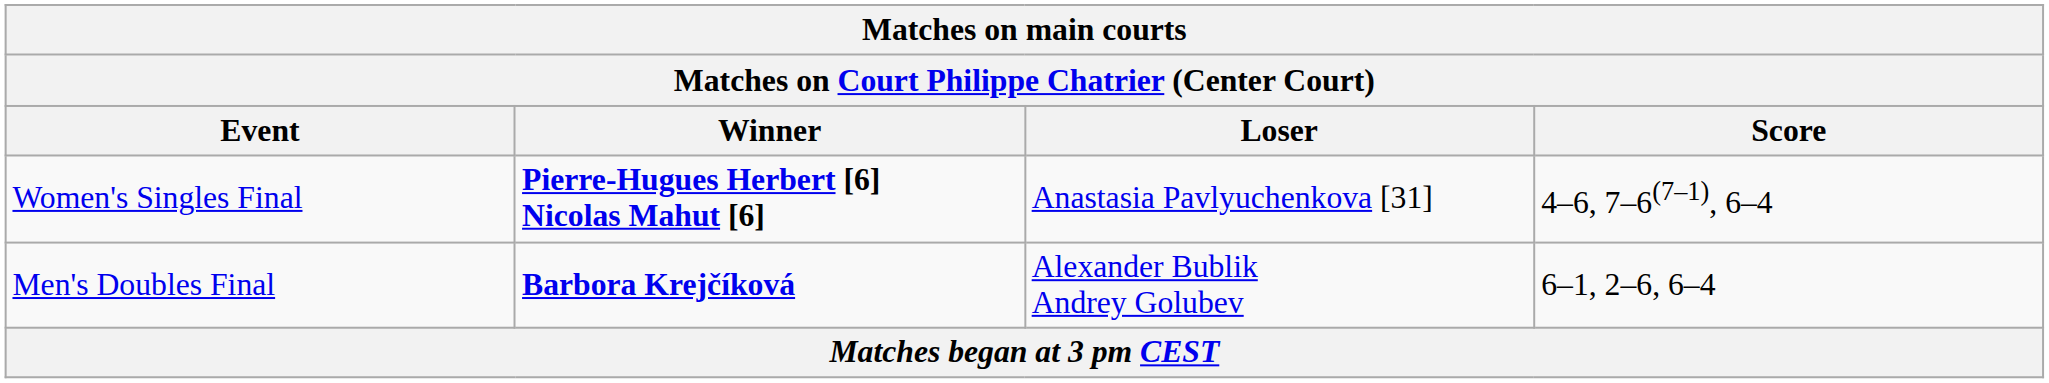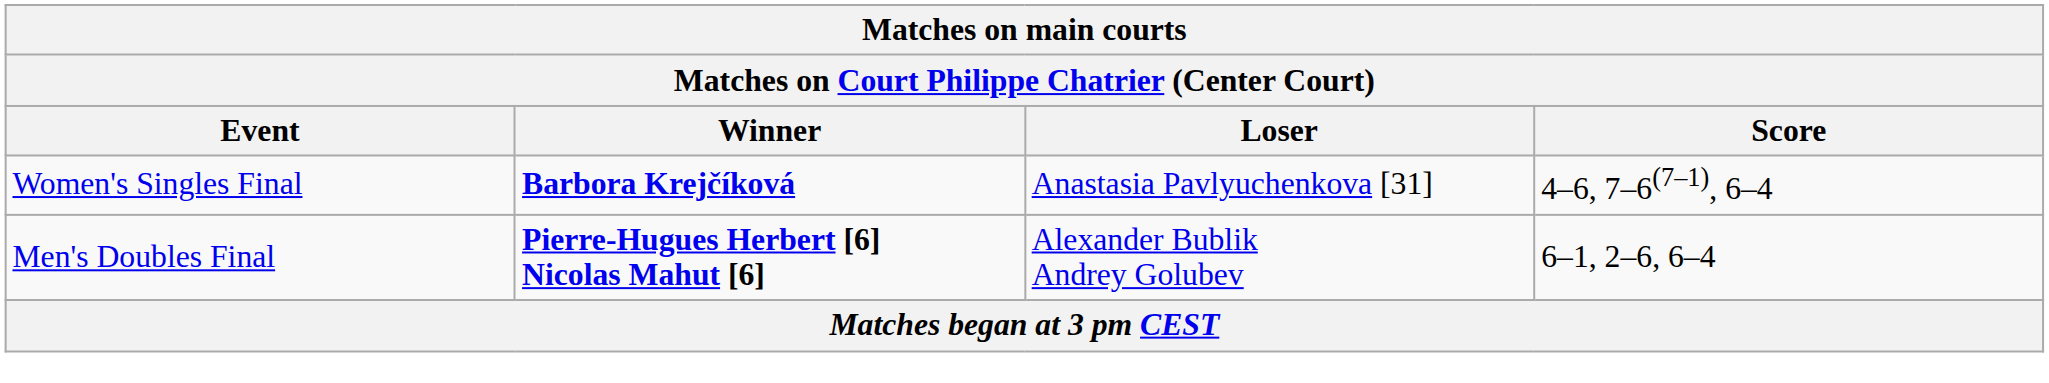(701, 198) Pierre-Hugues Herbert [6] Nicolas Mahut [6] -> (659, 184) Barbora Krejčíková
(659, 284) Barbora Krejčíková -> (701, 256) Pierre-Hugues Herbert [6] Nicolas Mahut [6]
